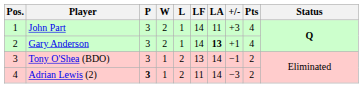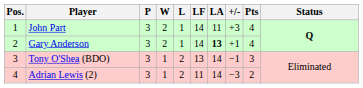(252, 59) 2 -> (252, 59) 3
(148, 75) bold -> (148, 75) normal
